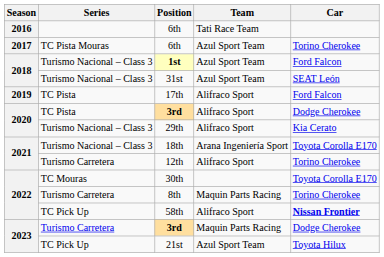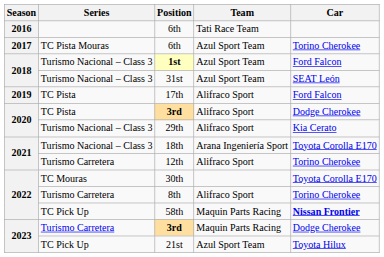(239, 194) Maquin Parts Racing -> (225, 194) Alifraco Sport
(225, 211) Alifraco Sport -> (239, 211) Maquin Parts Racing
